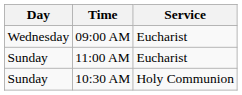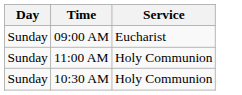(38, 36) Wednesday -> (28, 36) Sunday
(162, 57) Eucharist -> (164, 57) Holy Communion
